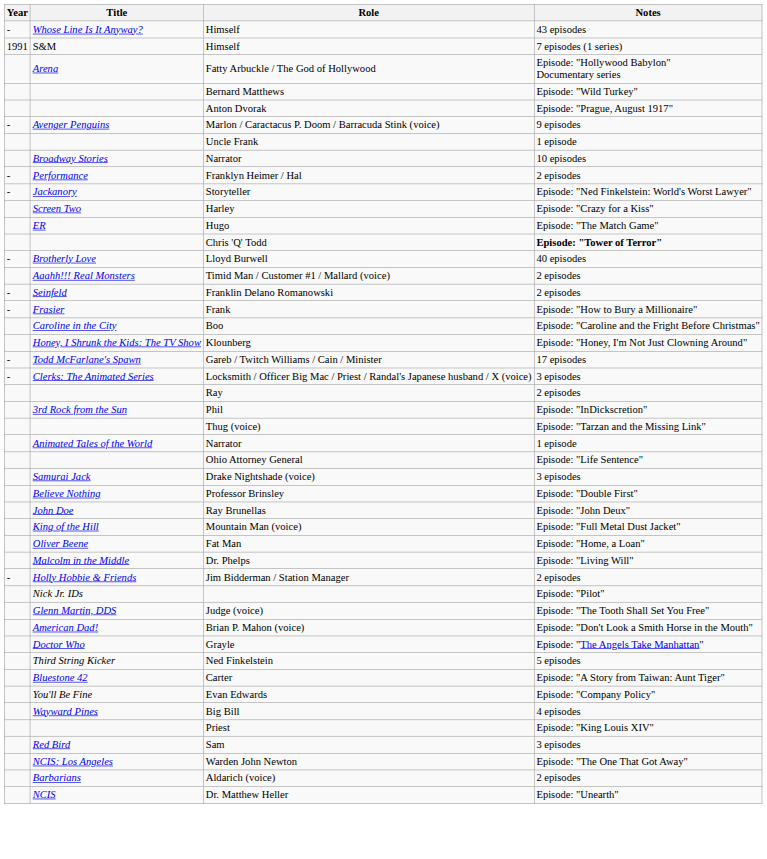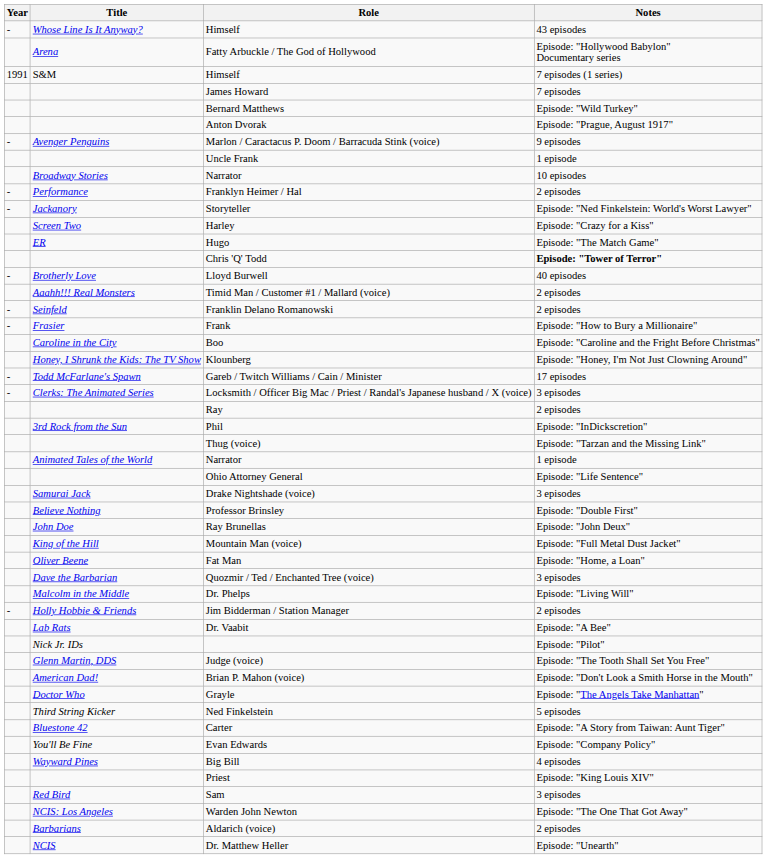rows swapped: (45, 69) <-> (44, 46)
+ row: (117, 92)
+ row: (75, 577)
+ row: (52, 627)
